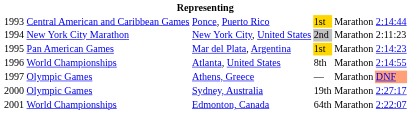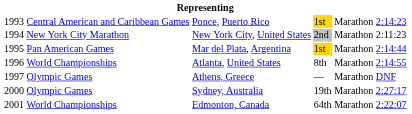(391, 21) 2:14:44 -> (391, 21) 2:14:23
(391, 49) 2:14:23 -> (391, 49) 2:14:44
(386, 77) lightsalmon background -> (386, 77) no background
